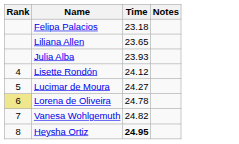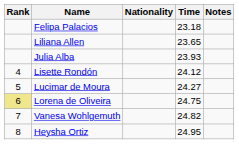+ column: (149, 12)
(137, 101) 24.78 -> (189, 101) 24.75
(137, 131) bold -> (189, 131) normal
